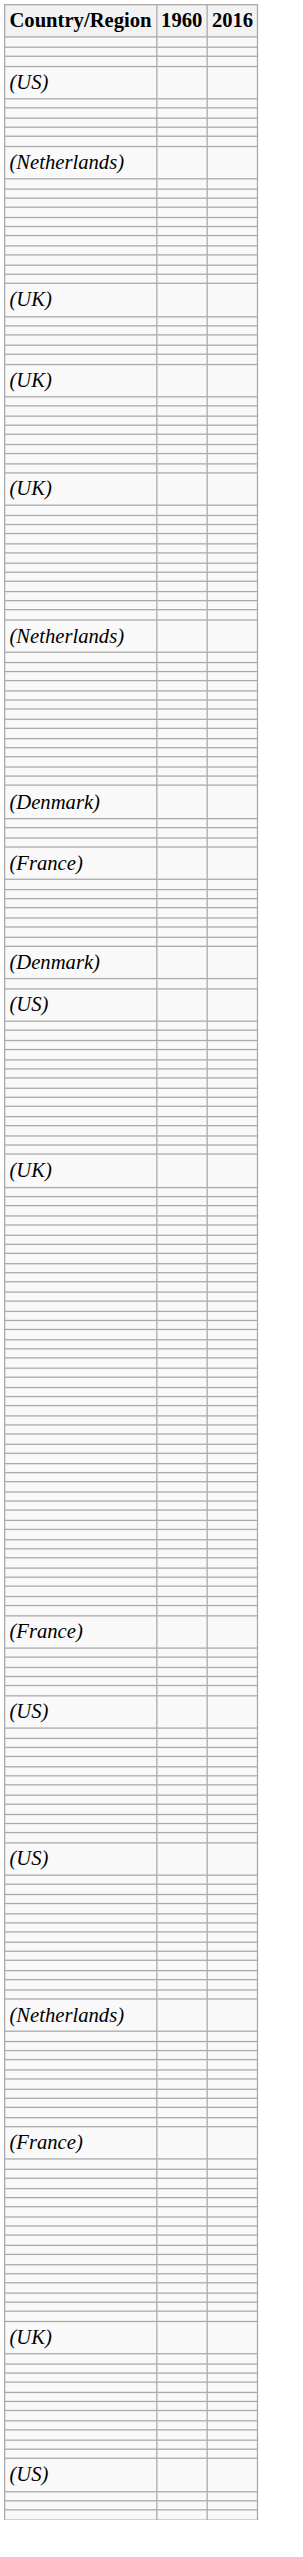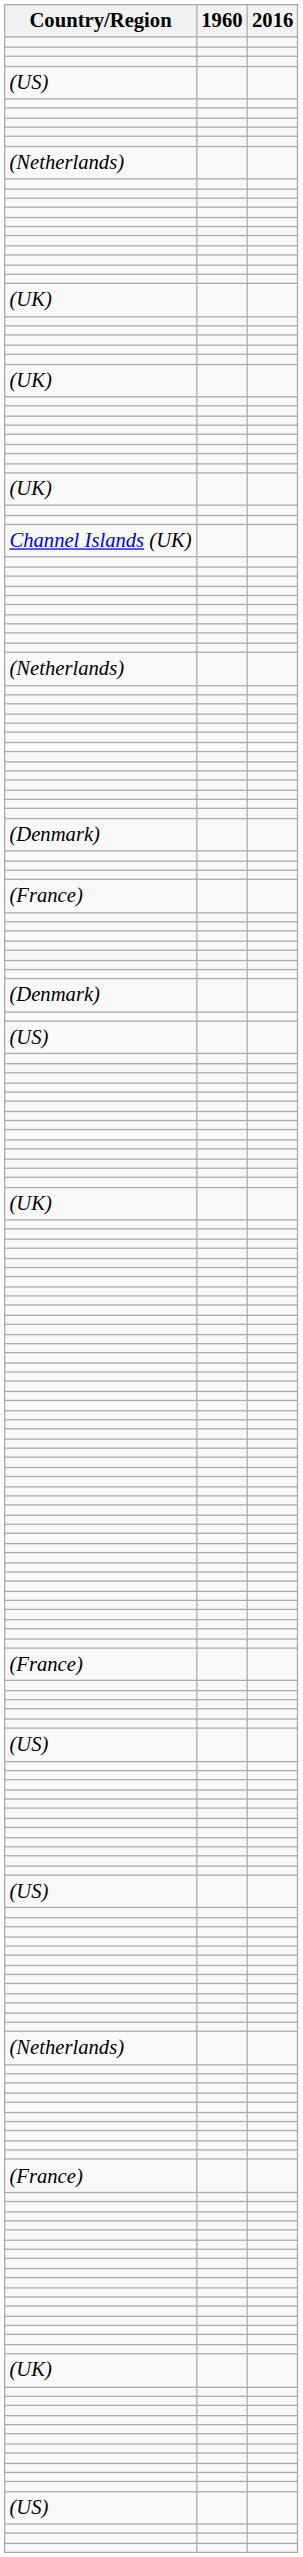+ row: (101, 540)
